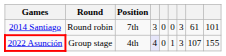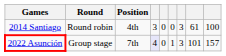(133, 27) 7th -> (133, 27) 4th
(212, 27) 101 -> (212, 27) 100
(133, 43) 4th -> (133, 43) 7th
(195, 43) 107 -> (195, 43) 101
(212, 43) 155 -> (212, 43) 157
